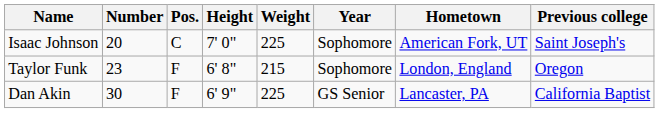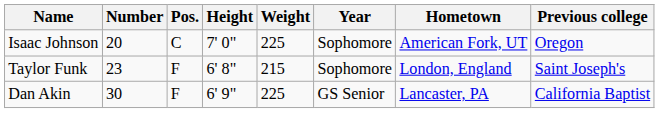(580, 42) Saint Joseph's -> (559, 42) Oregon
(559, 68) Oregon -> (580, 68) Saint Joseph's
